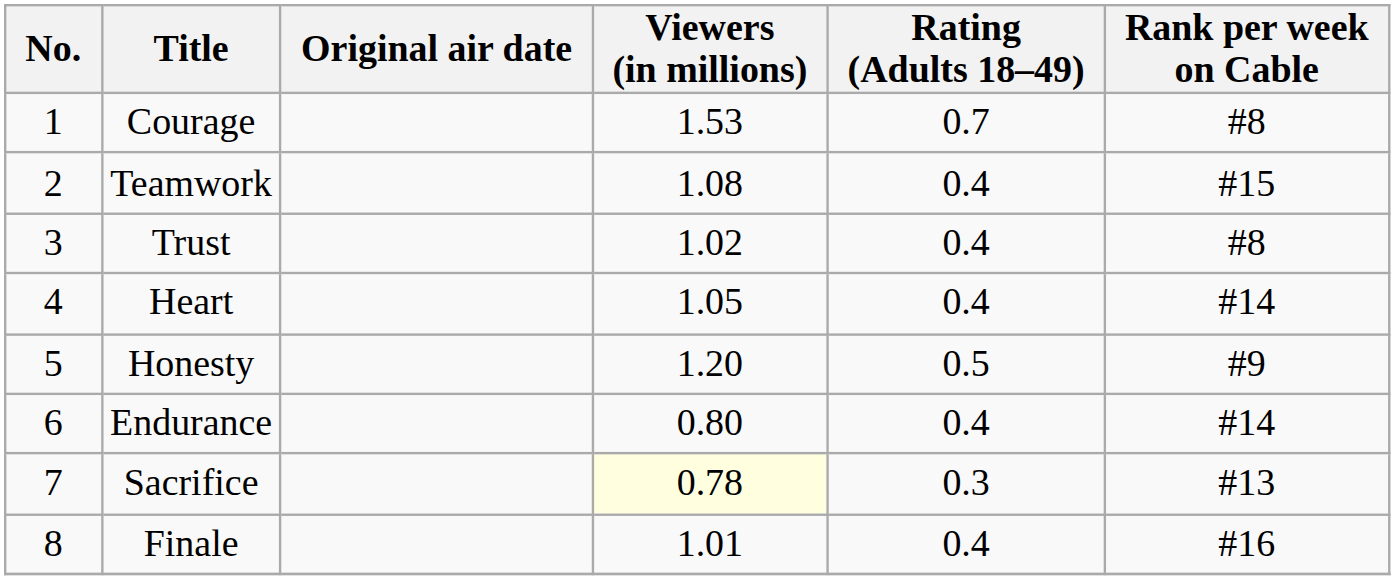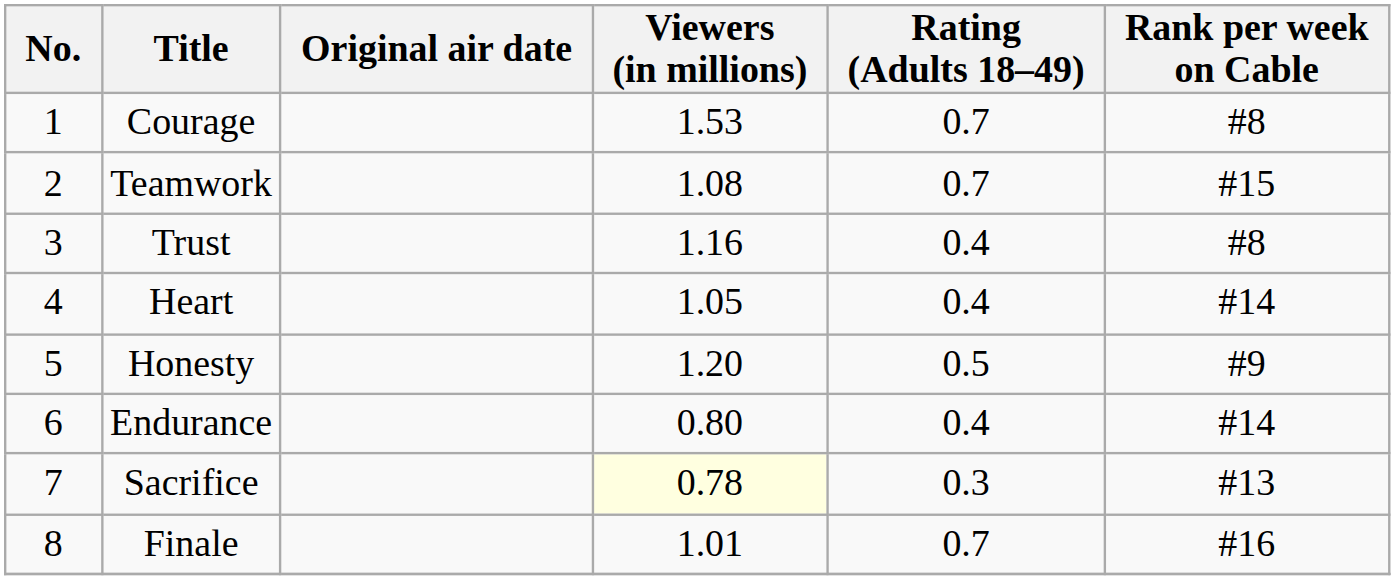(966, 182) 0.4 -> (966, 182) 0.7
(710, 242) 1.02 -> (710, 242) 1.16
(966, 543) 0.4 -> (966, 543) 0.7
